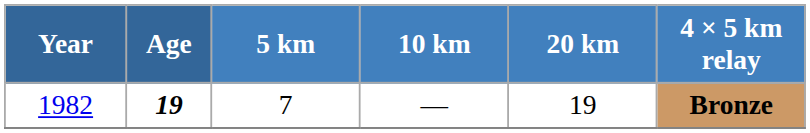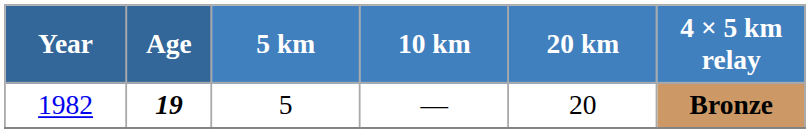(286, 105) 7 -> (286, 105) 5
(583, 105) 19 -> (583, 105) 20
